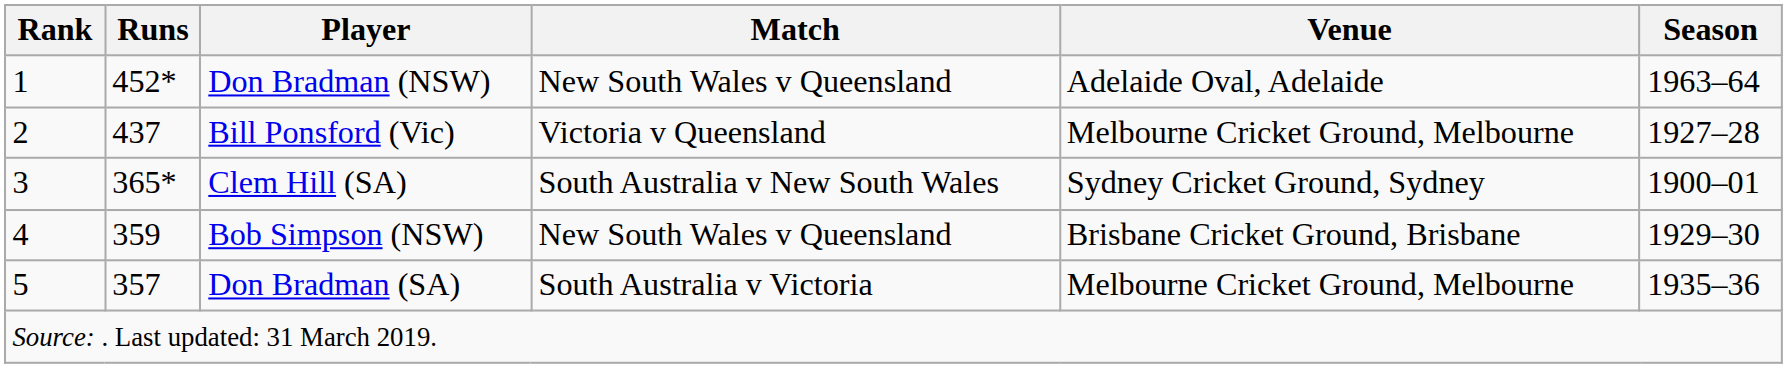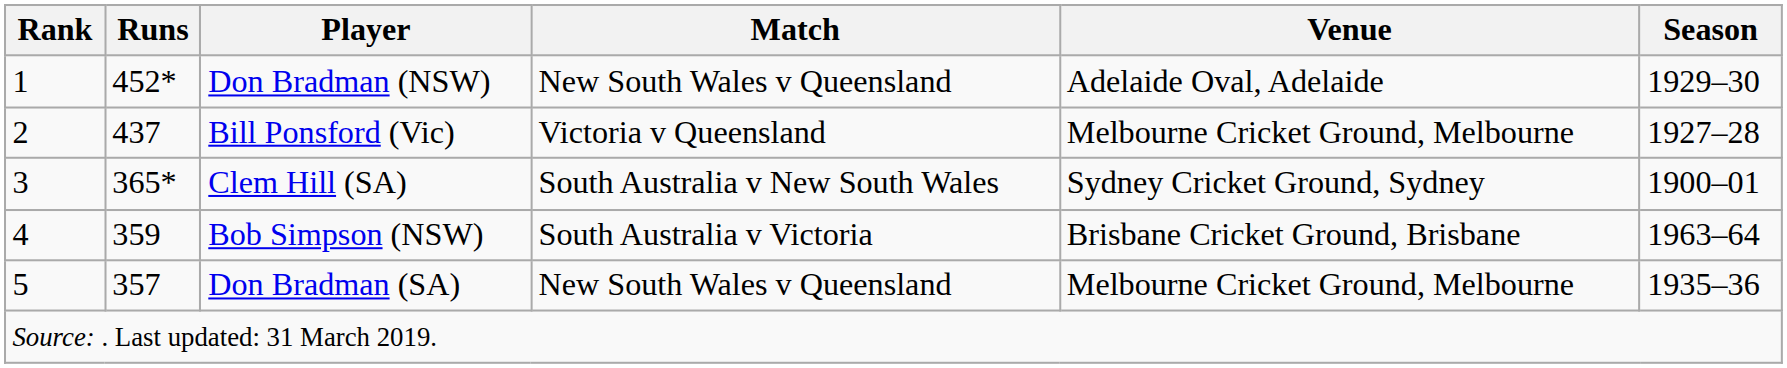(1703, 81) 1963–64 -> (1703, 81) 1929–30
(745, 234) New South Wales v Queensland -> (706, 234) South Australia v Victoria
(1703, 234) 1929–30 -> (1703, 234) 1963–64
(706, 285) South Australia v Victoria -> (745, 285) New South Wales v Queensland
